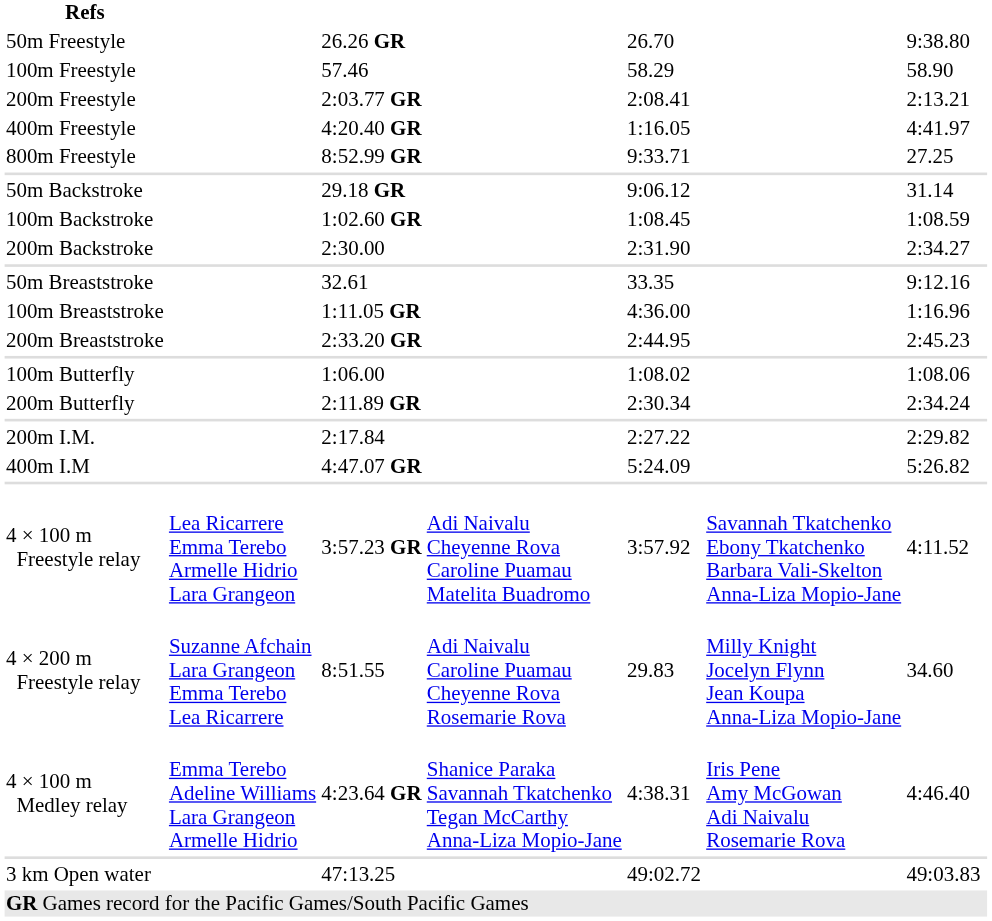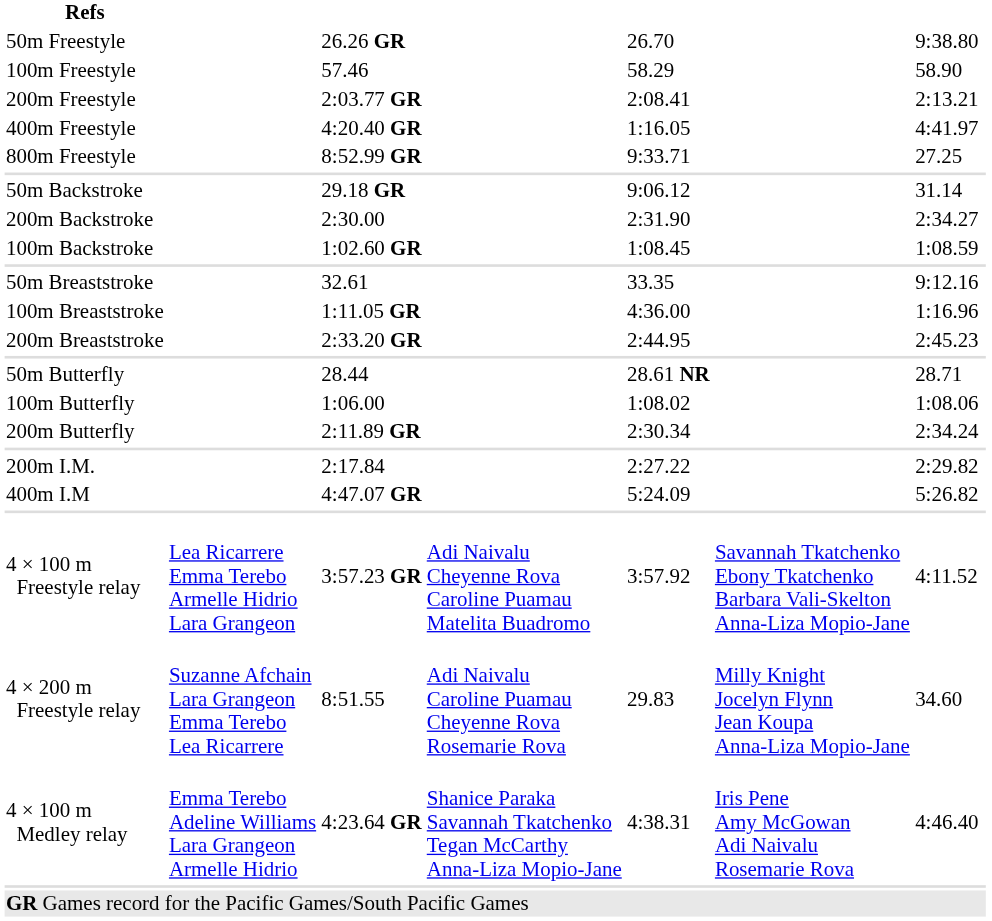rows swapped: (80, 219) <-> (80, 248)
+ row: (65, 374)
- row: (78, 874)
